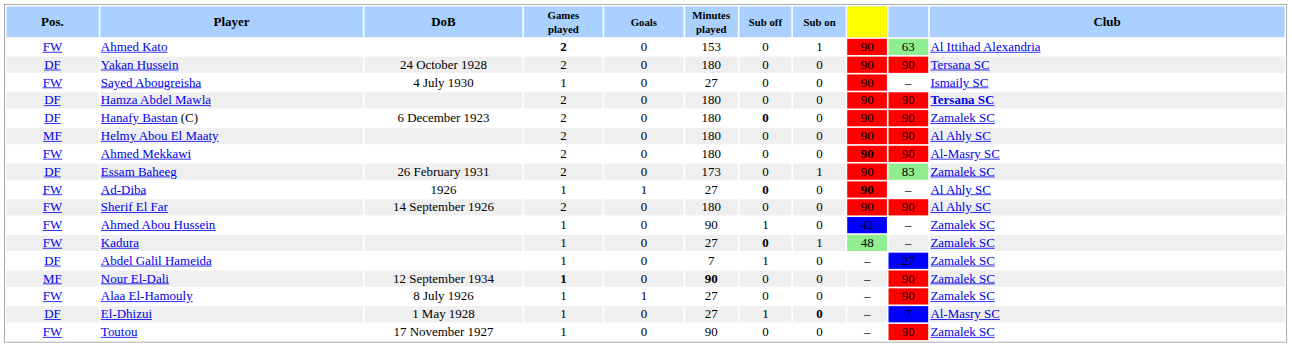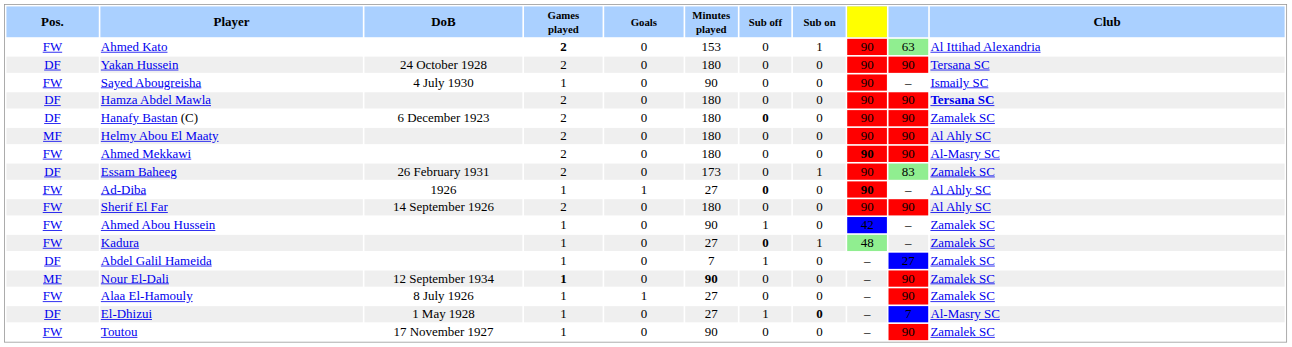(711, 82) 27 -> (711, 82) 90
